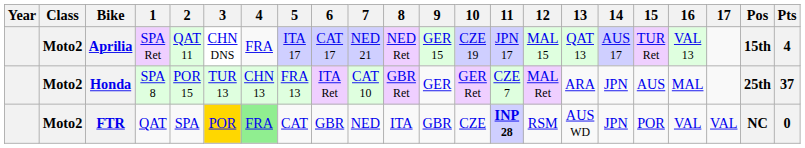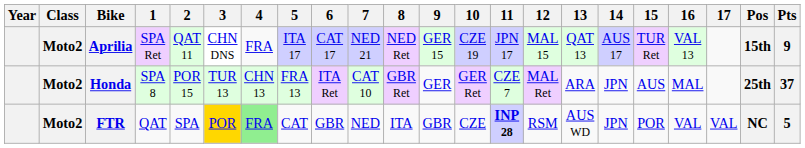(787, 46) 4 -> (787, 46) 9
(787, 123) 0 -> (787, 123) 5
